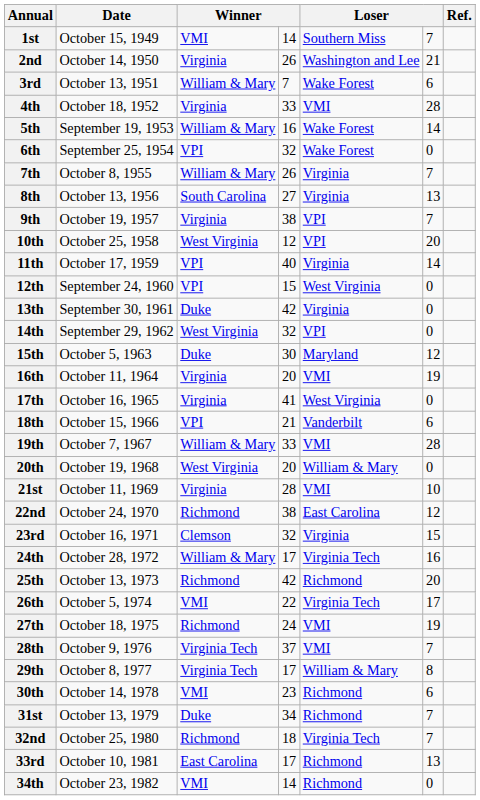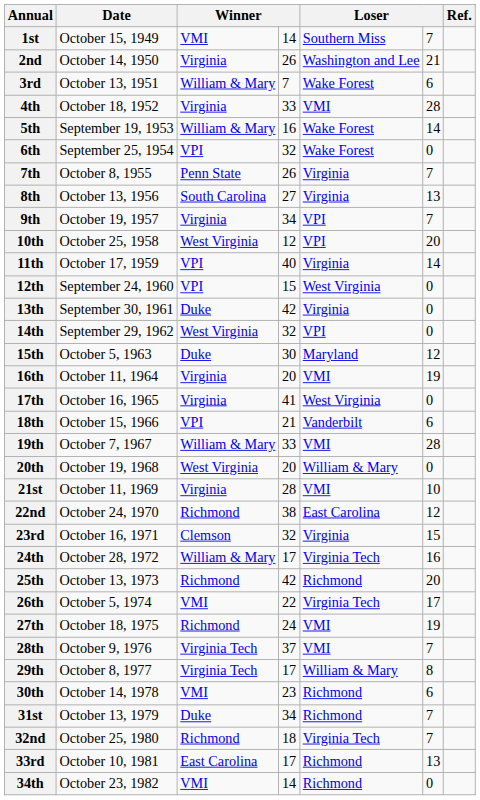(228, 173) William & Mary -> (211, 173) Penn State
(289, 219) 38 -> (289, 219) 34
